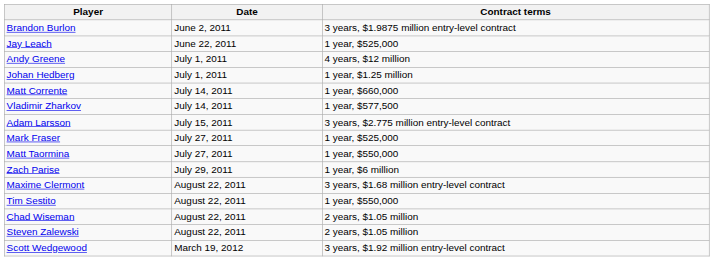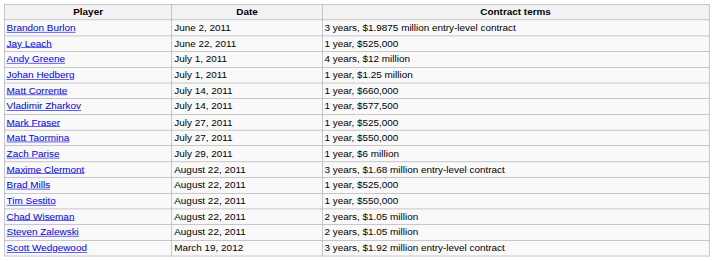- row: (39, 122)
+ row: (28, 185)
